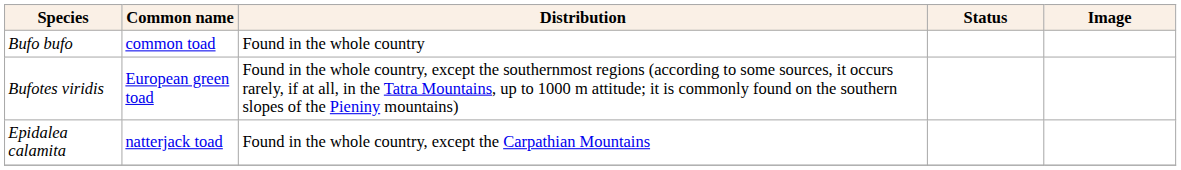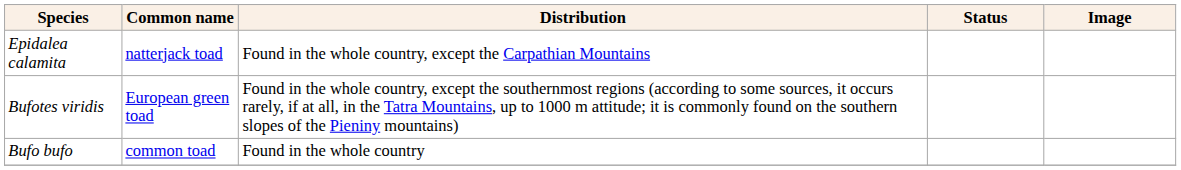rows swapped: (41, 43) <-> (38, 142)
